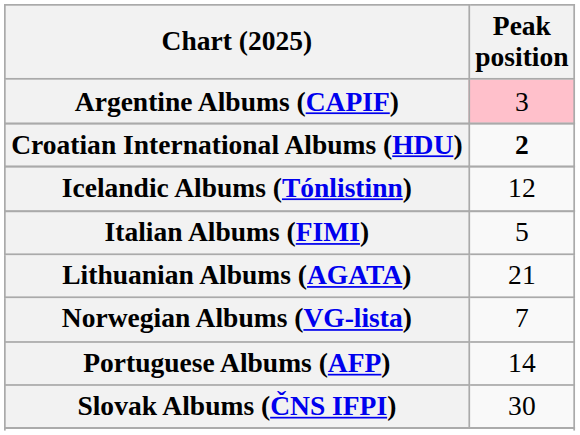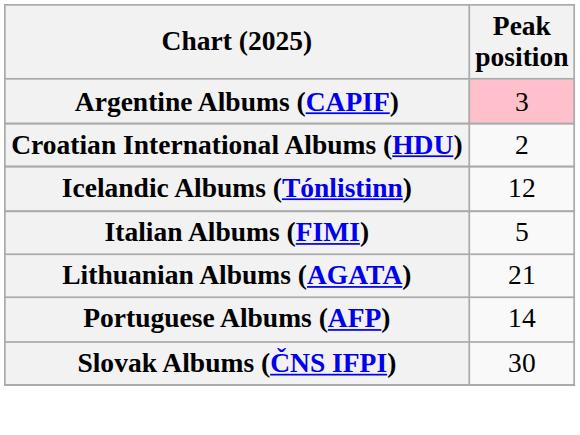(522, 144) bold -> (522, 144) normal
- row: (237, 319)
